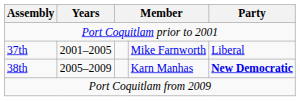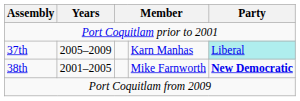(86, 50) 2001–2005 -> (86, 50) 2005–2009
(168, 50) Mike Farnworth -> (162, 50) Karn Manhas
(228, 50) no background -> (228, 50) paleturquoise background
(86, 68) 2005–2009 -> (86, 68) 2001–2005
(162, 68) Karn Manhas -> (168, 68) Mike Farnworth
